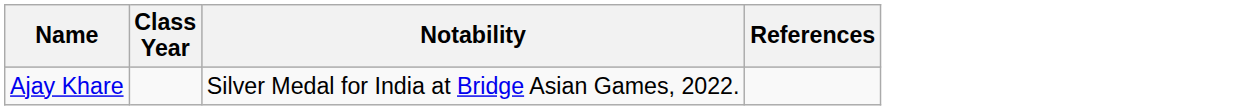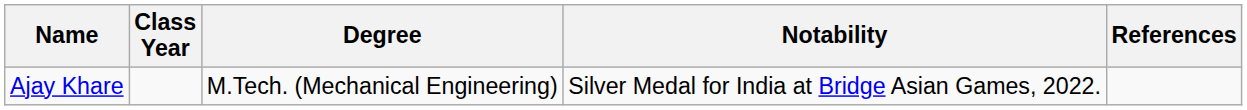+ column: (382, 35)
